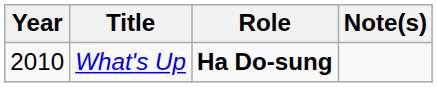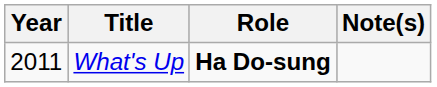(37, 61) 2010 -> (36, 61) 2011
